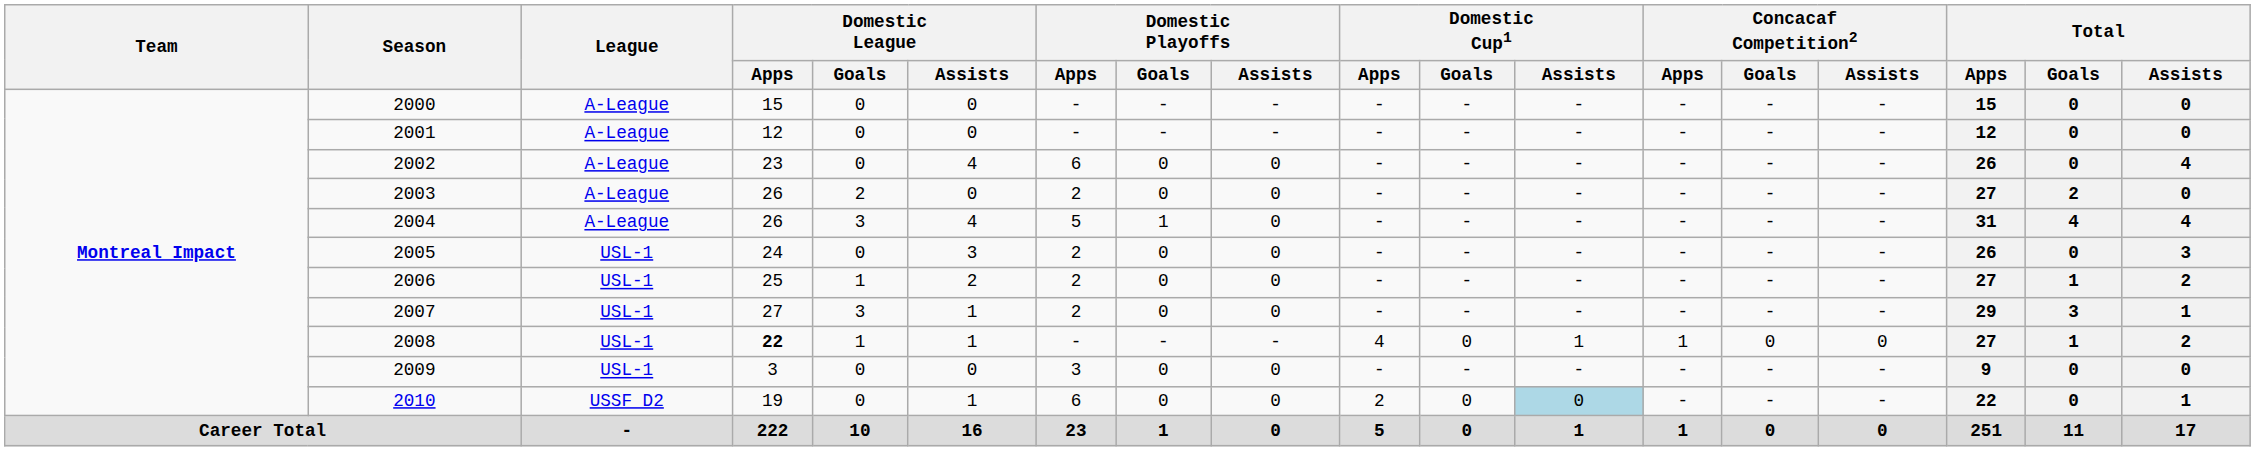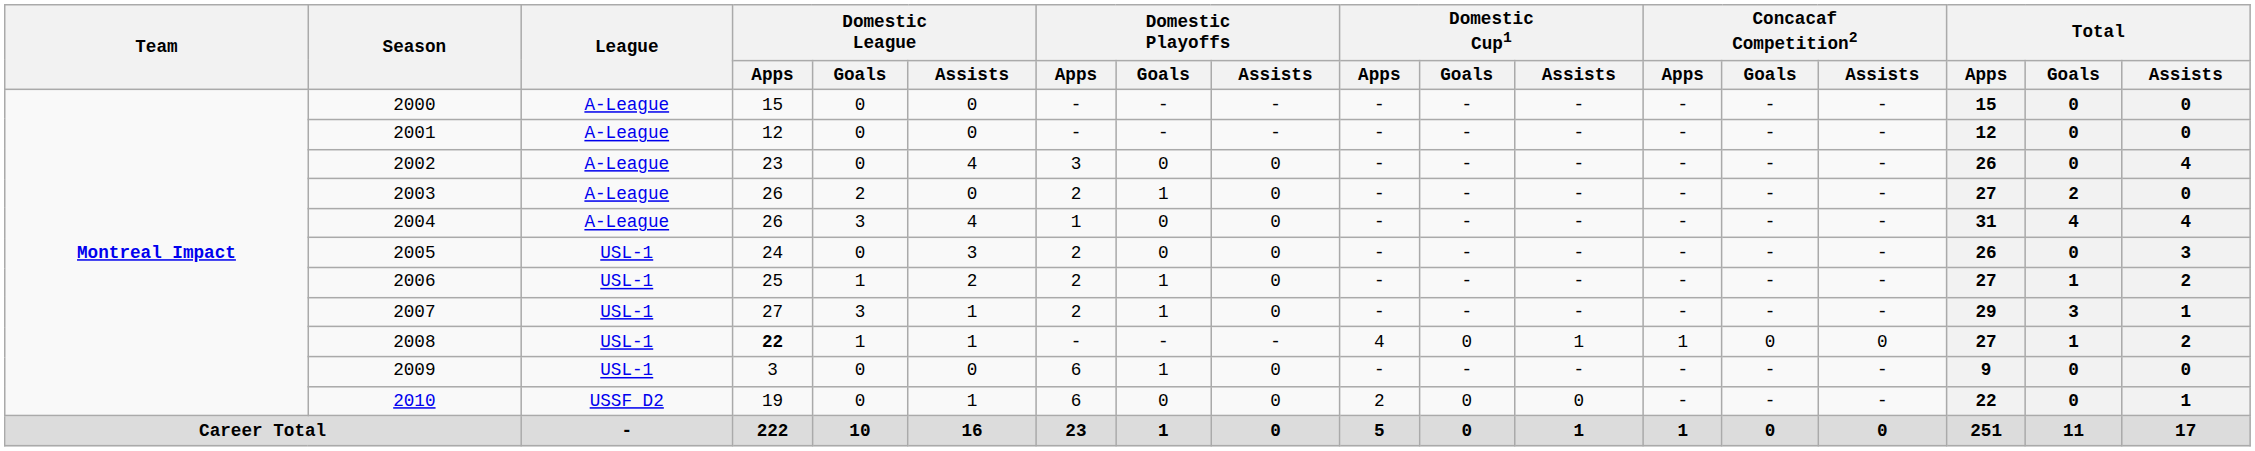(1076, 164) 6 -> (1076, 164) 3
(1163, 193) 0 -> (1163, 193) 1
(1076, 223) 5 -> (1076, 223) 1
(1163, 223) 1 -> (1163, 223) 0
(1163, 282) 0 -> (1163, 282) 1
(1163, 312) 0 -> (1163, 312) 1
(1076, 371) 3 -> (1076, 371) 6
(1163, 371) 0 -> (1163, 371) 1
(1579, 401) lightblue background -> (1579, 401) no background
